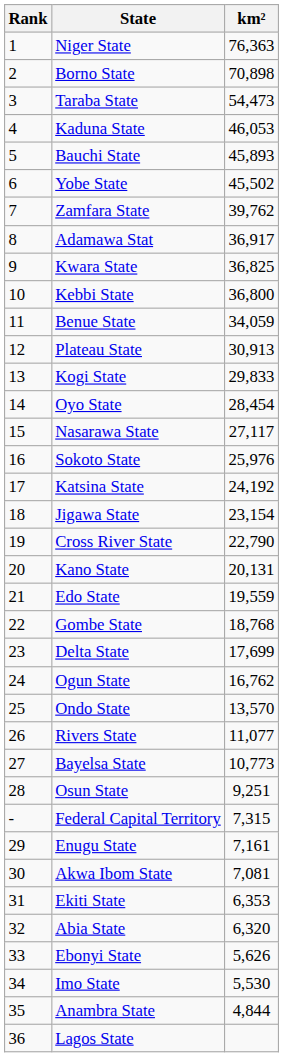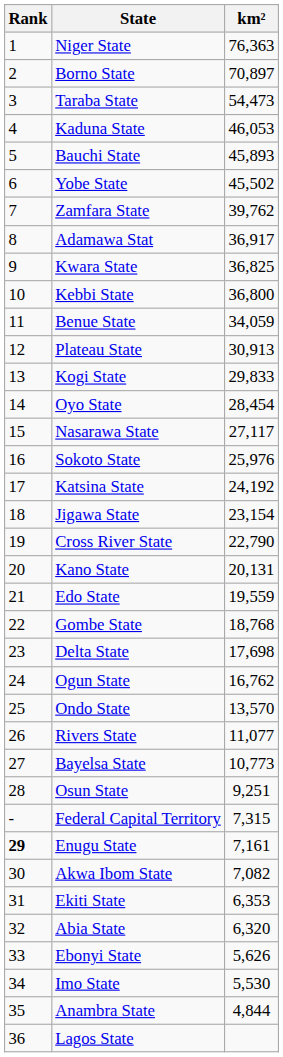(251, 73) 70,898 -> (251, 73) 70,897
(251, 652) 17,699 -> (251, 652) 17,698
(17, 845) normal -> (17, 845) bold
(251, 873) 7,081 -> (251, 873) 7,082
